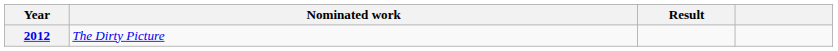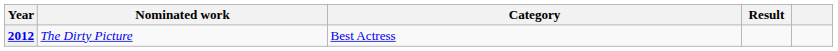+ column: (535, 14)
